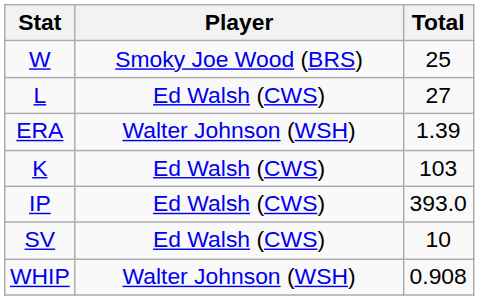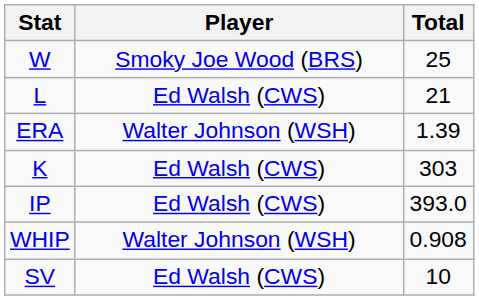(438, 95) 27 -> (438, 95) 21
(438, 167) 103 -> (438, 167) 303
rows swapped: (40, 240) <-> (40, 276)
